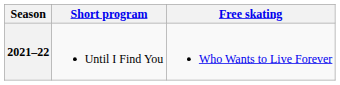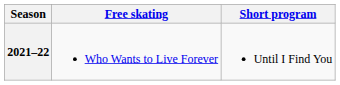columns swapped: (109, 14) <-> (251, 14)
